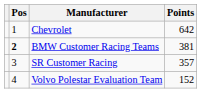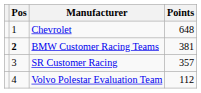(187, 29) 642 -> (187, 29) 648
(187, 80) 152 -> (187, 80) 112
